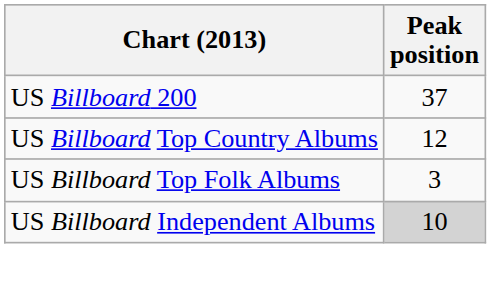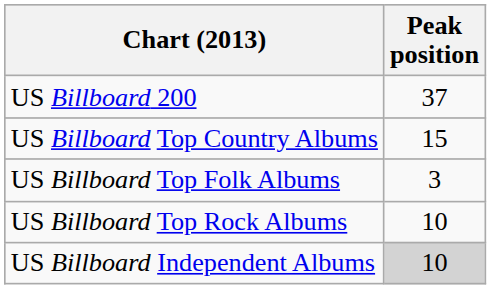(434, 138) 12 -> (434, 138) 15
+ row: (179, 221)
